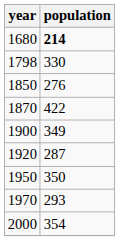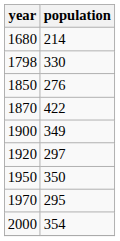(55, 39) bold -> (55, 39) normal
(55, 154) 287 -> (55, 154) 297
(55, 200) 293 -> (55, 200) 295
